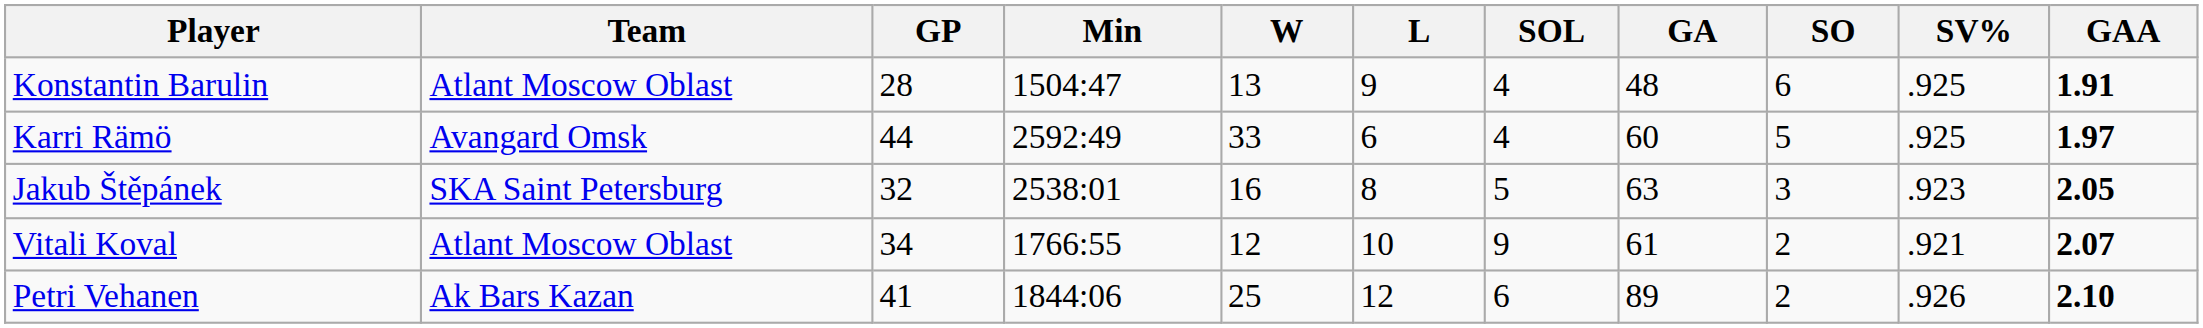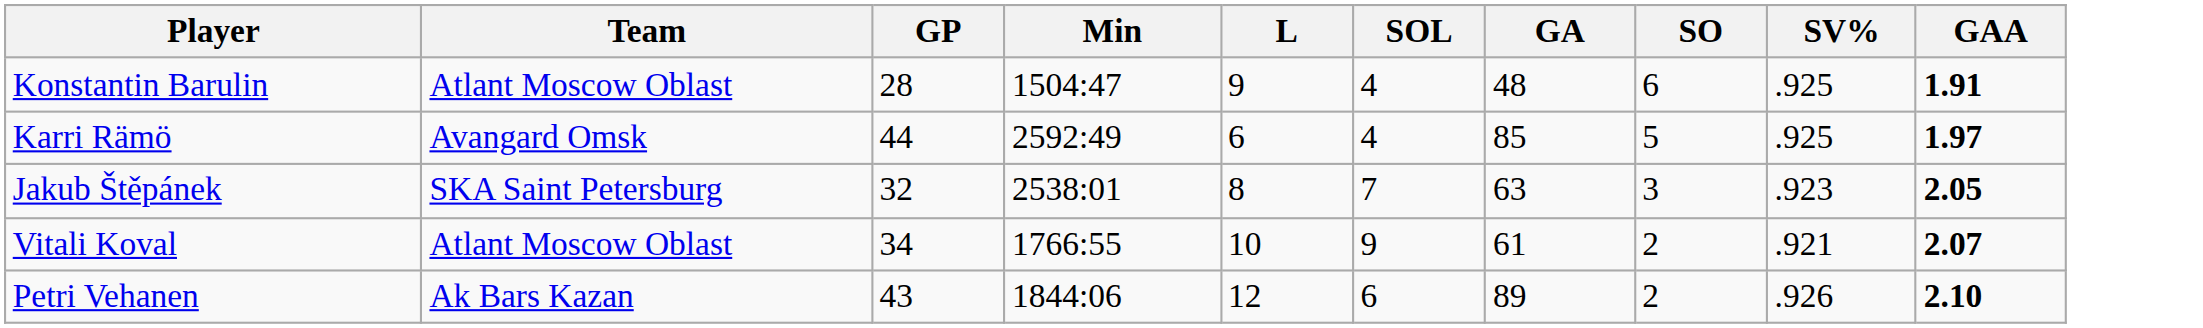- column: (1287, 31)
(1642, 137) 60 -> (1510, 137) 85
(1501, 190) 5 -> (1369, 190) 7
(896, 296) 41 -> (896, 296) 43
